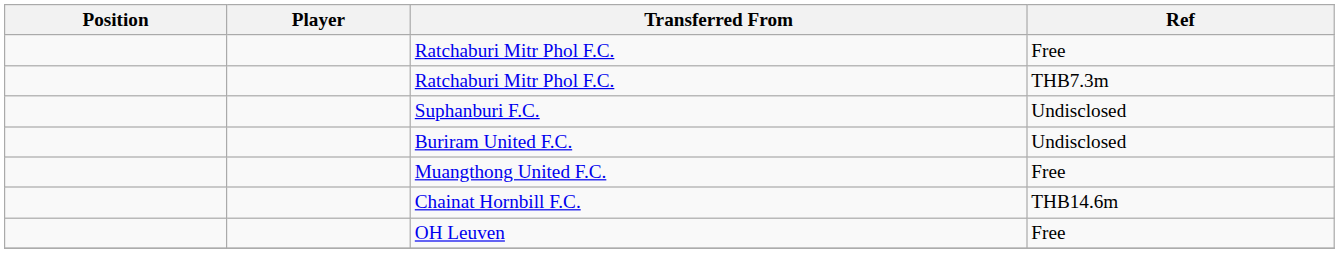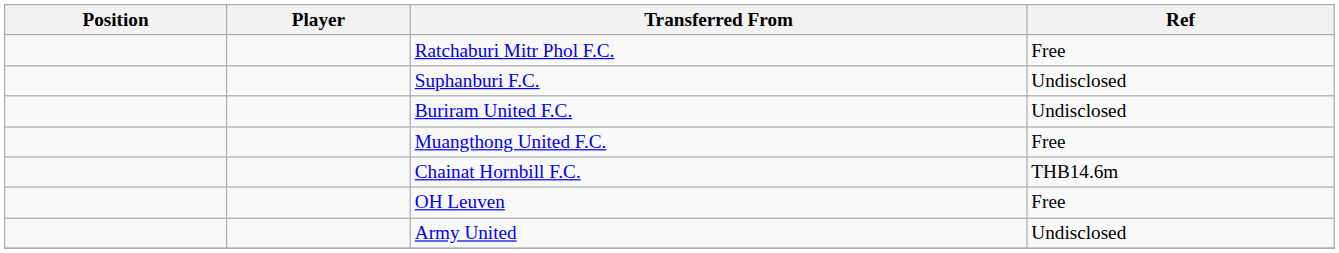- row: (515, 80)
+ row: (466, 232)
